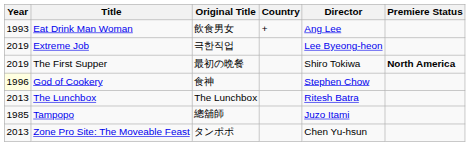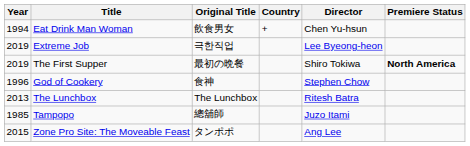(18, 29) 1993 -> (18, 29) 1994
(323, 29) Ang Lee -> (336, 29) Chen Yu-hsun
(18, 81) lightyellow background -> (18, 81) no background
(18, 132) 2013 -> (18, 132) 2015
(336, 132) Chen Yu-hsun -> (323, 132) Ang Lee
